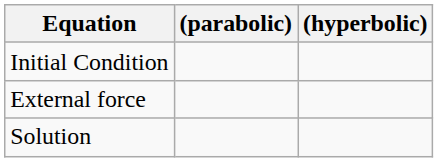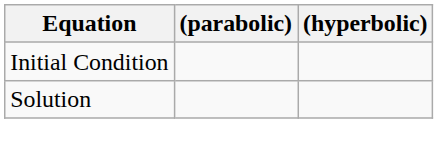- row: (78, 99)
